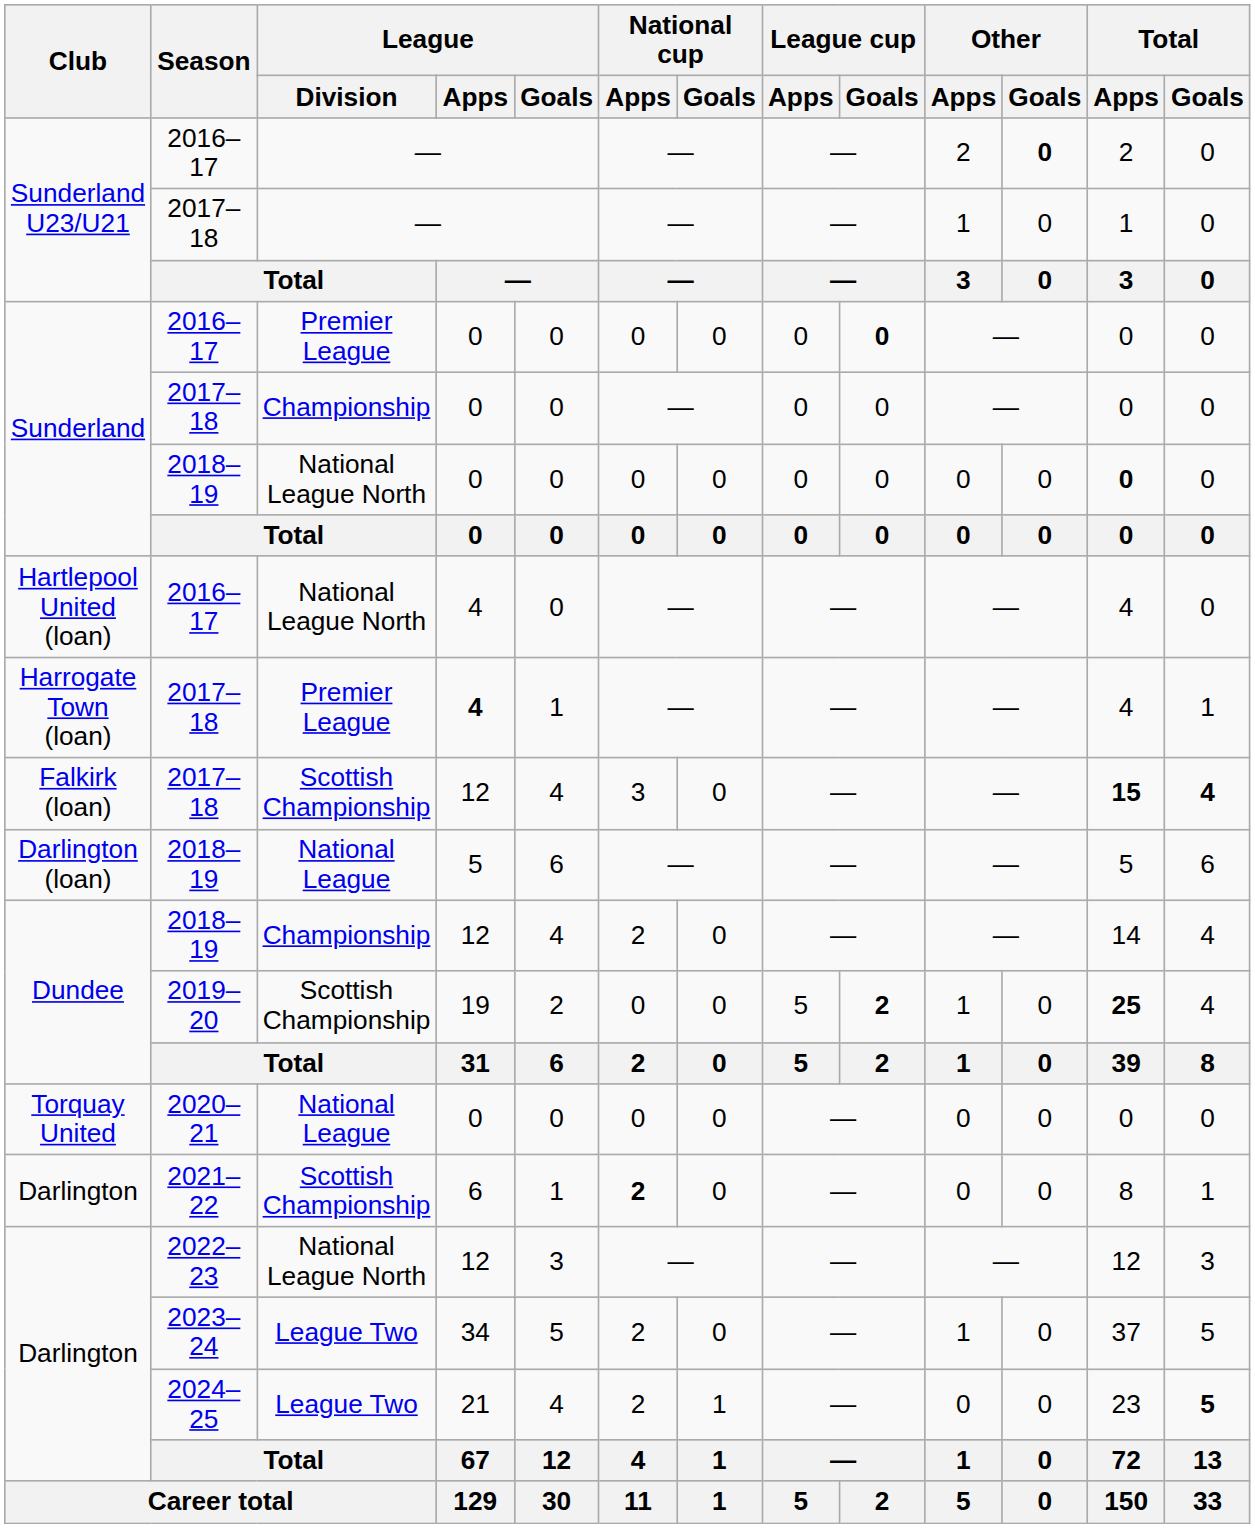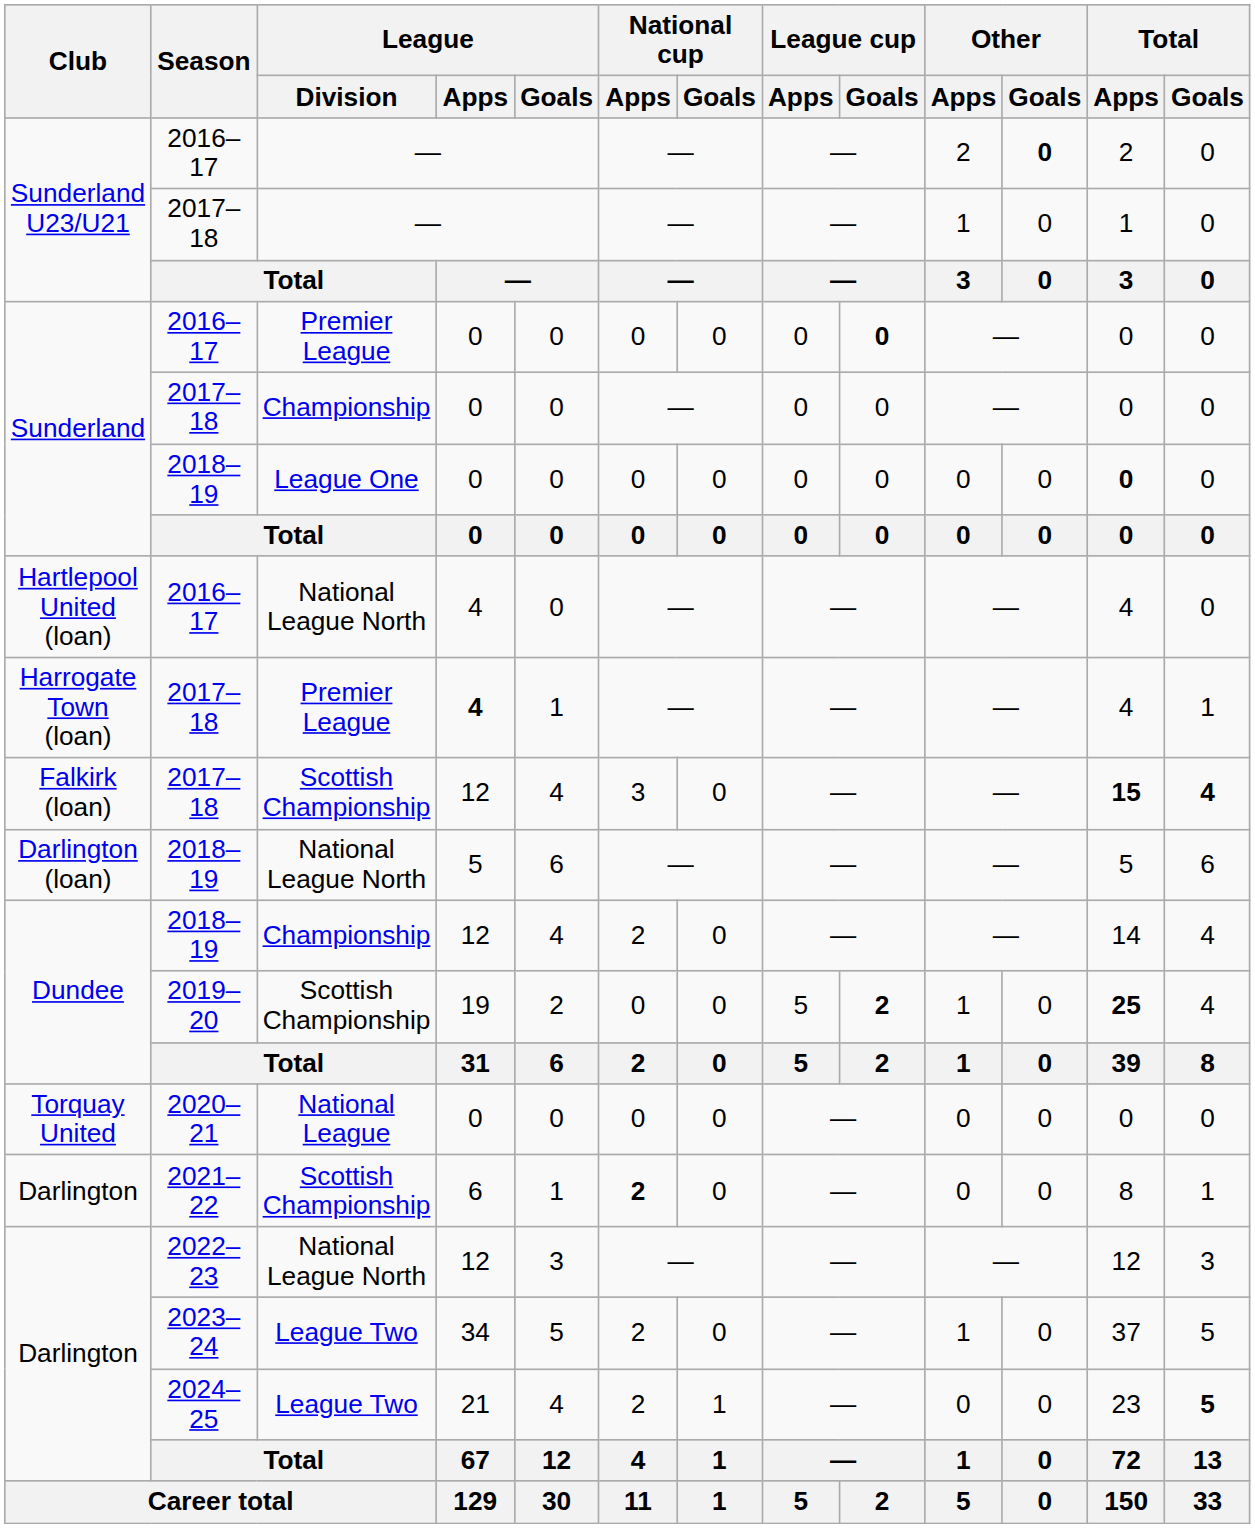(347, 478) National League North -> (346, 478) League One
(346, 864) National League -> (347, 864) National League North
